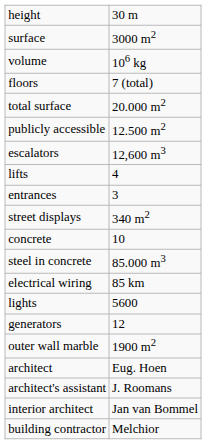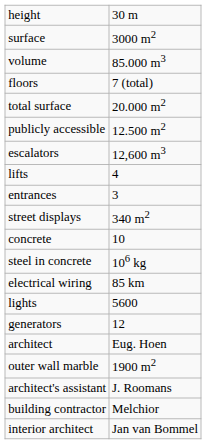(129, 61) 106 kg -> (139, 61) 85.000 m3
(139, 261) 85.000 m3 -> (129, 261) 106 kg
rows swapped: (53, 345) <-> (30, 367)
rows swapped: (51, 408) <-> (57, 428)
